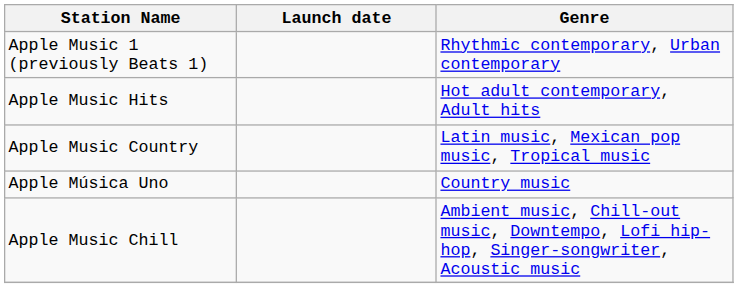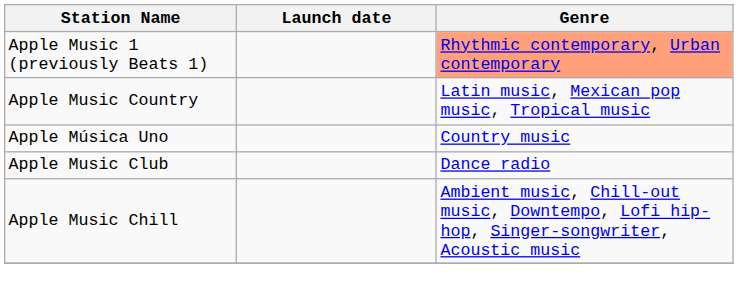(580, 55) no background -> (580, 55) lightsalmon background
- row: (88, 101)
+ row: (88, 165)
